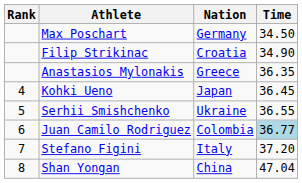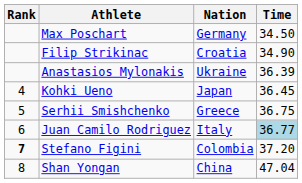(218, 72) Greece -> (222, 72) Ukraine
(277, 72) 36.35 -> (277, 72) 36.39
(222, 110) Ukraine -> (218, 110) Greece
(277, 110) 36.55 -> (277, 110) 36.75
(225, 130) Colombia -> (214, 130) Italy
(22, 149) normal -> (22, 149) bold
(214, 149) Italy -> (225, 149) Colombia
